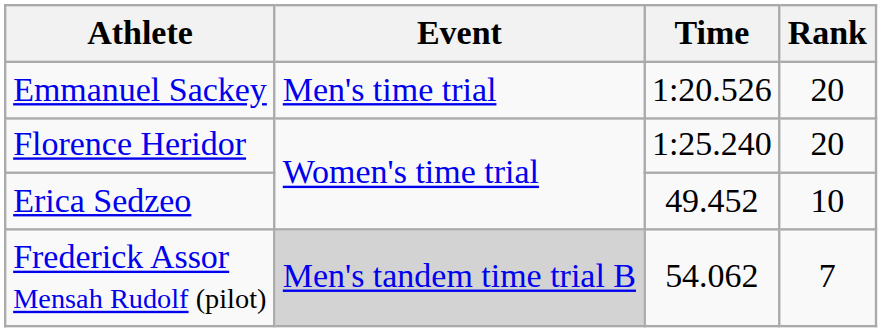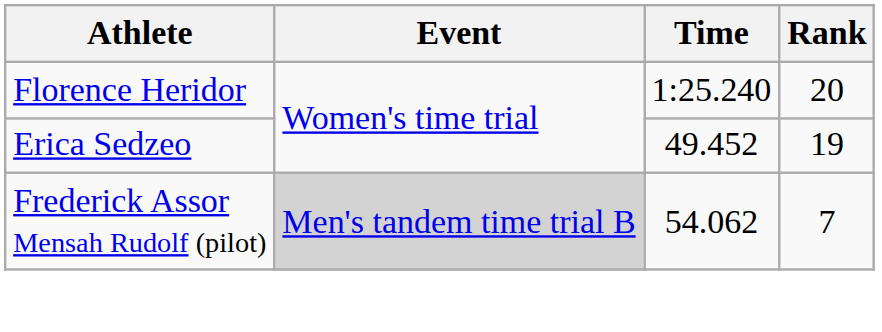- row: (140, 88)
(827, 201) 10 -> (827, 145) 19
